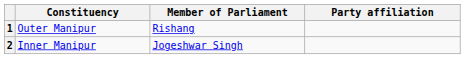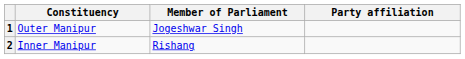(174, 29) Rishang -> (198, 29) Jogeshwar Singh
(198, 45) Jogeshwar Singh -> (174, 45) Rishang
